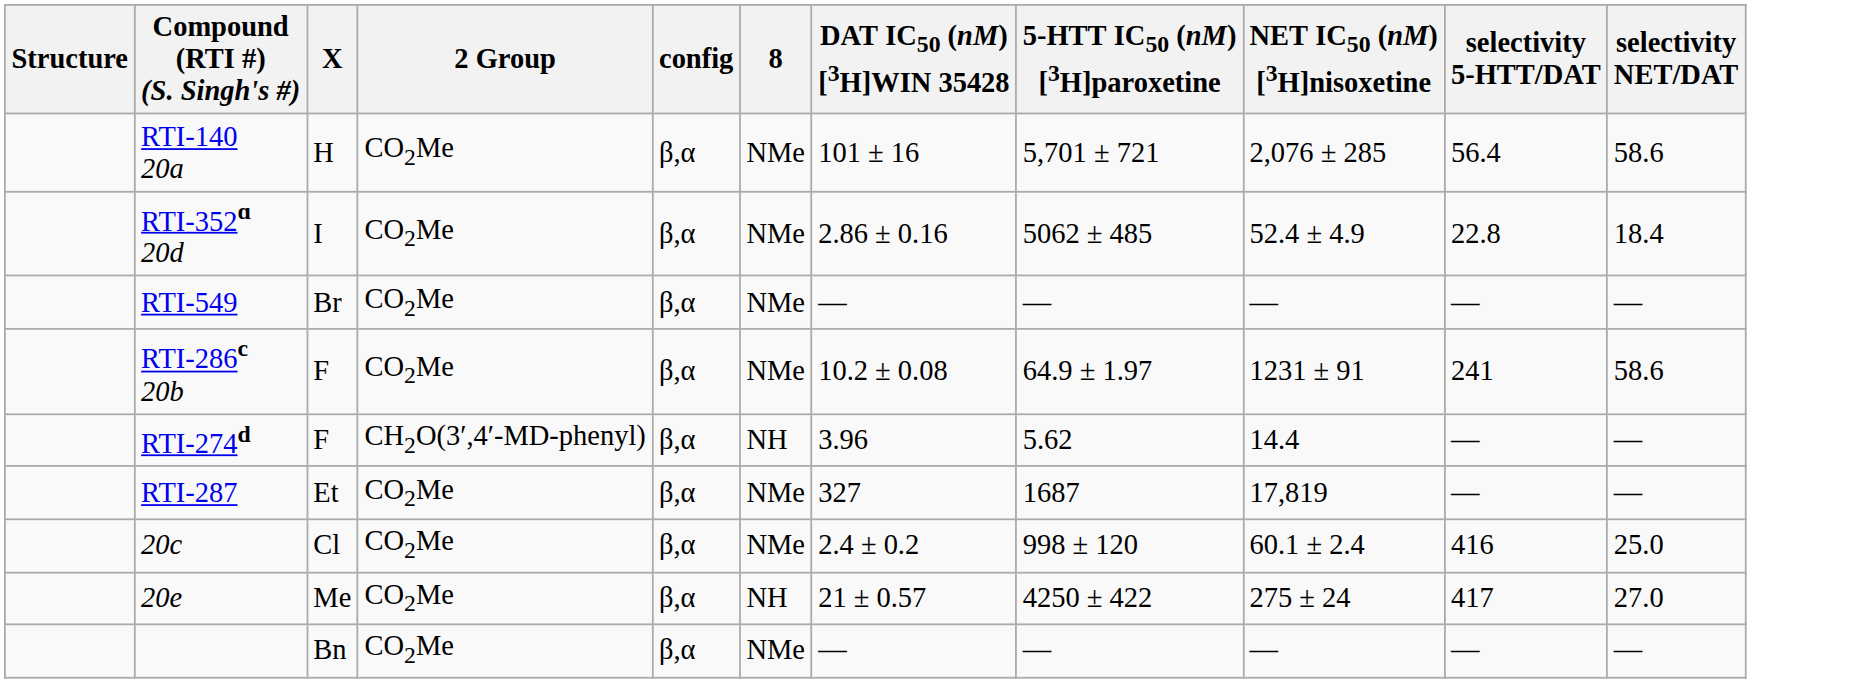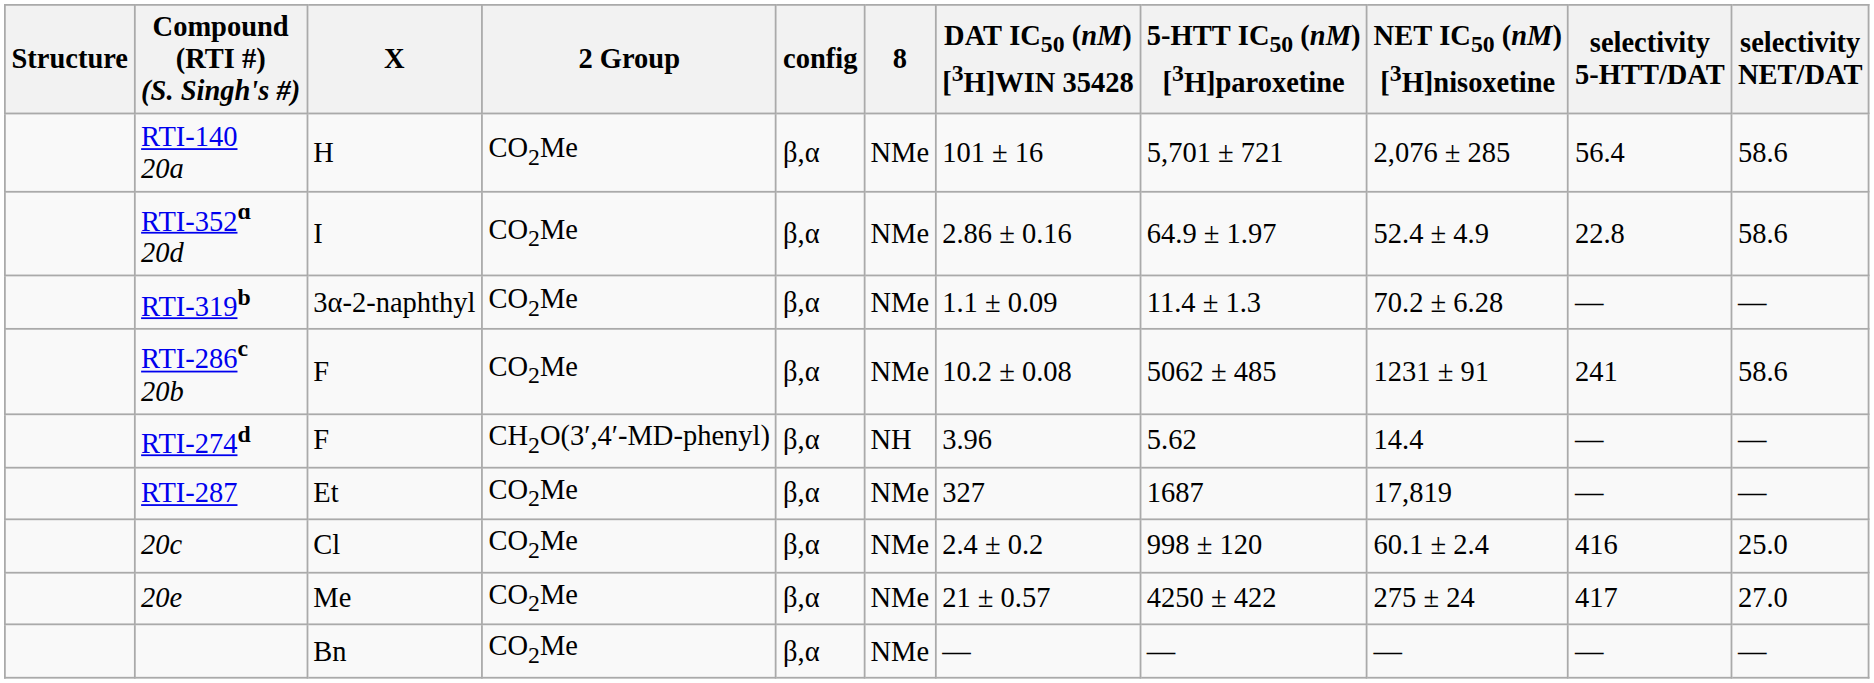(1088, 233) 5062 ± 485 -> (1212, 233) 64.9 ± 1.97
(1639, 233) 18.4 -> (1763, 233) 58.6
- row: (189, 302)
+ row: (196, 302)
(1088, 370) 64.9 ± 1.97 -> (1212, 371) 5062 ± 485
(767, 597) NH -> (900, 598) NMe
